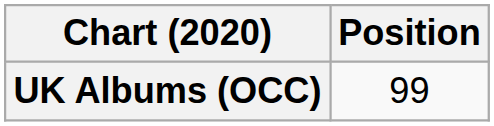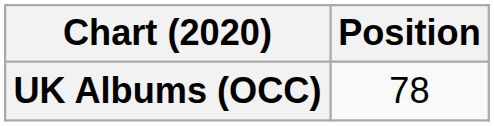(409, 90) 99 -> (409, 90) 78
